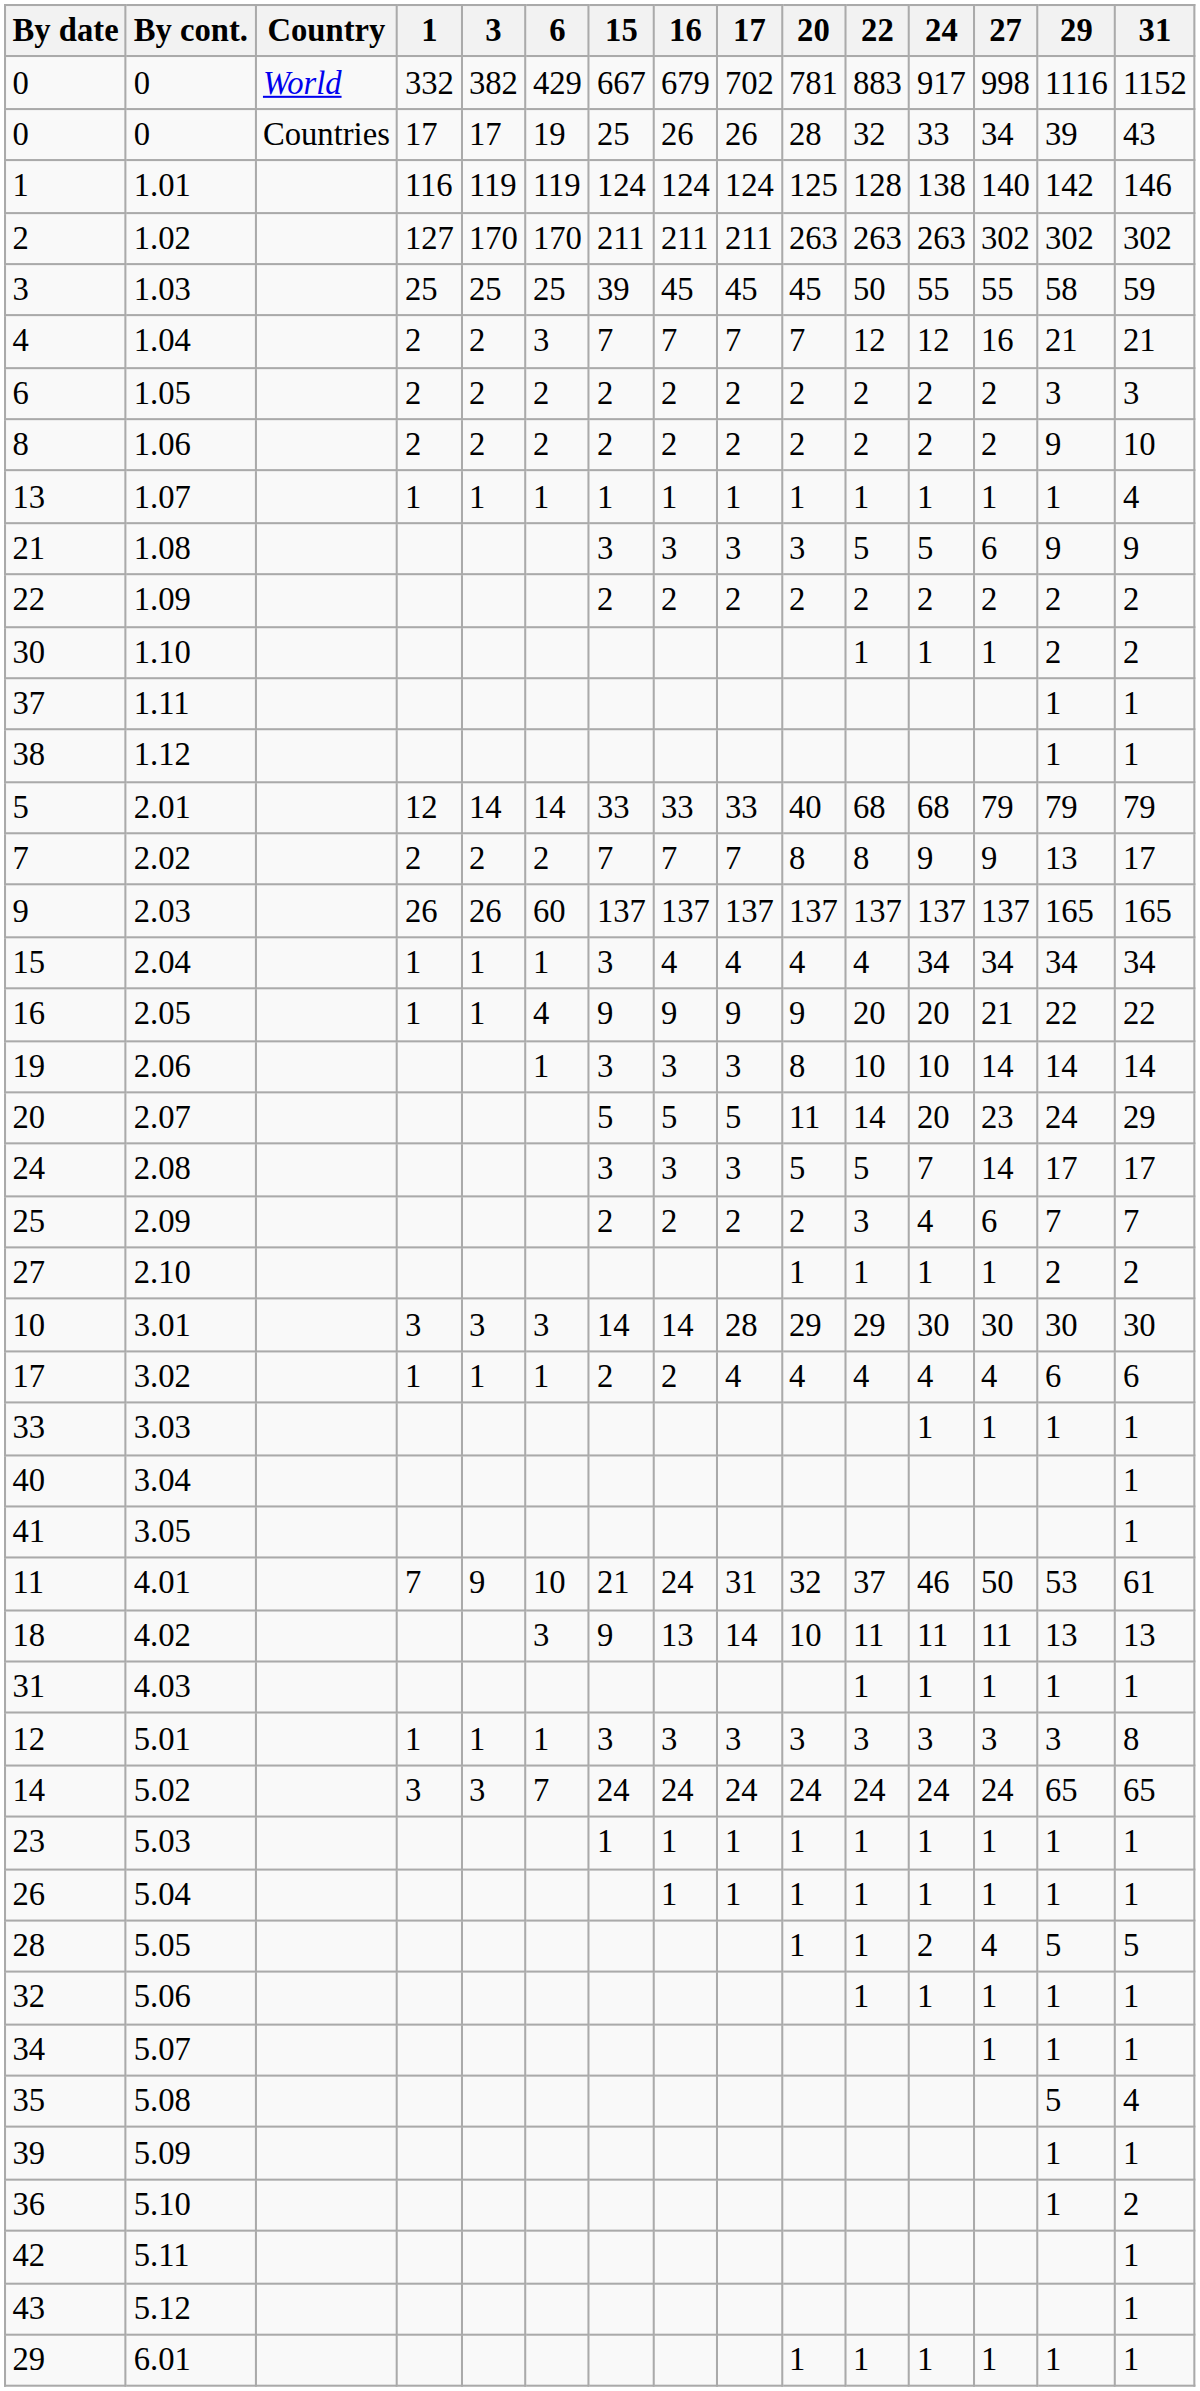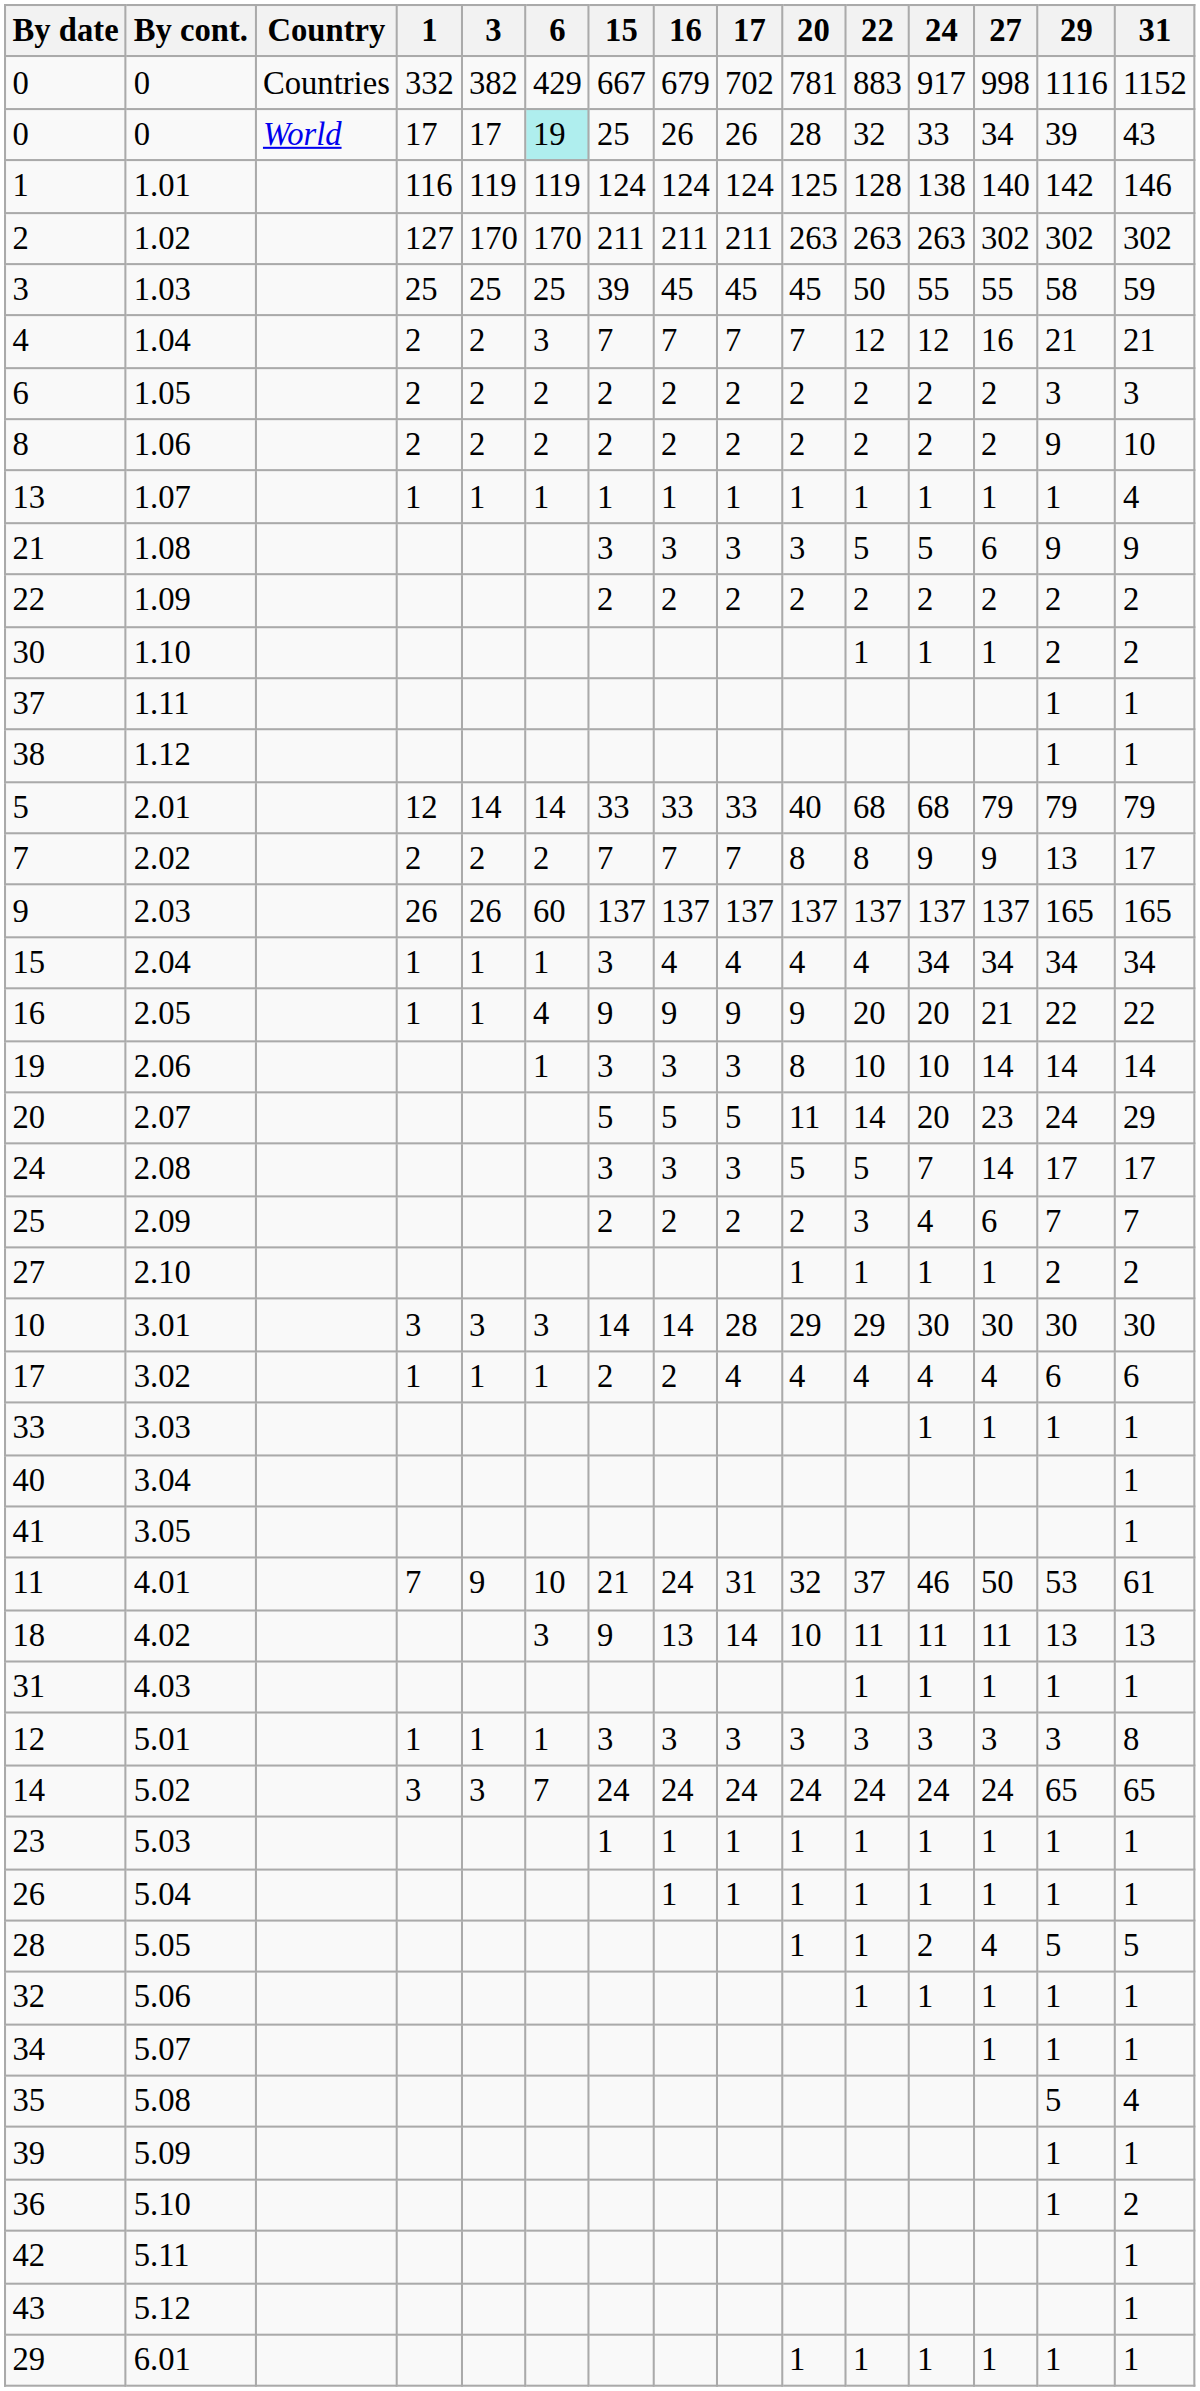(302, 82) World -> (326, 82) Countries
(326, 133) Countries -> (302, 133) World
(549, 133) no background -> (549, 133) paleturquoise background
